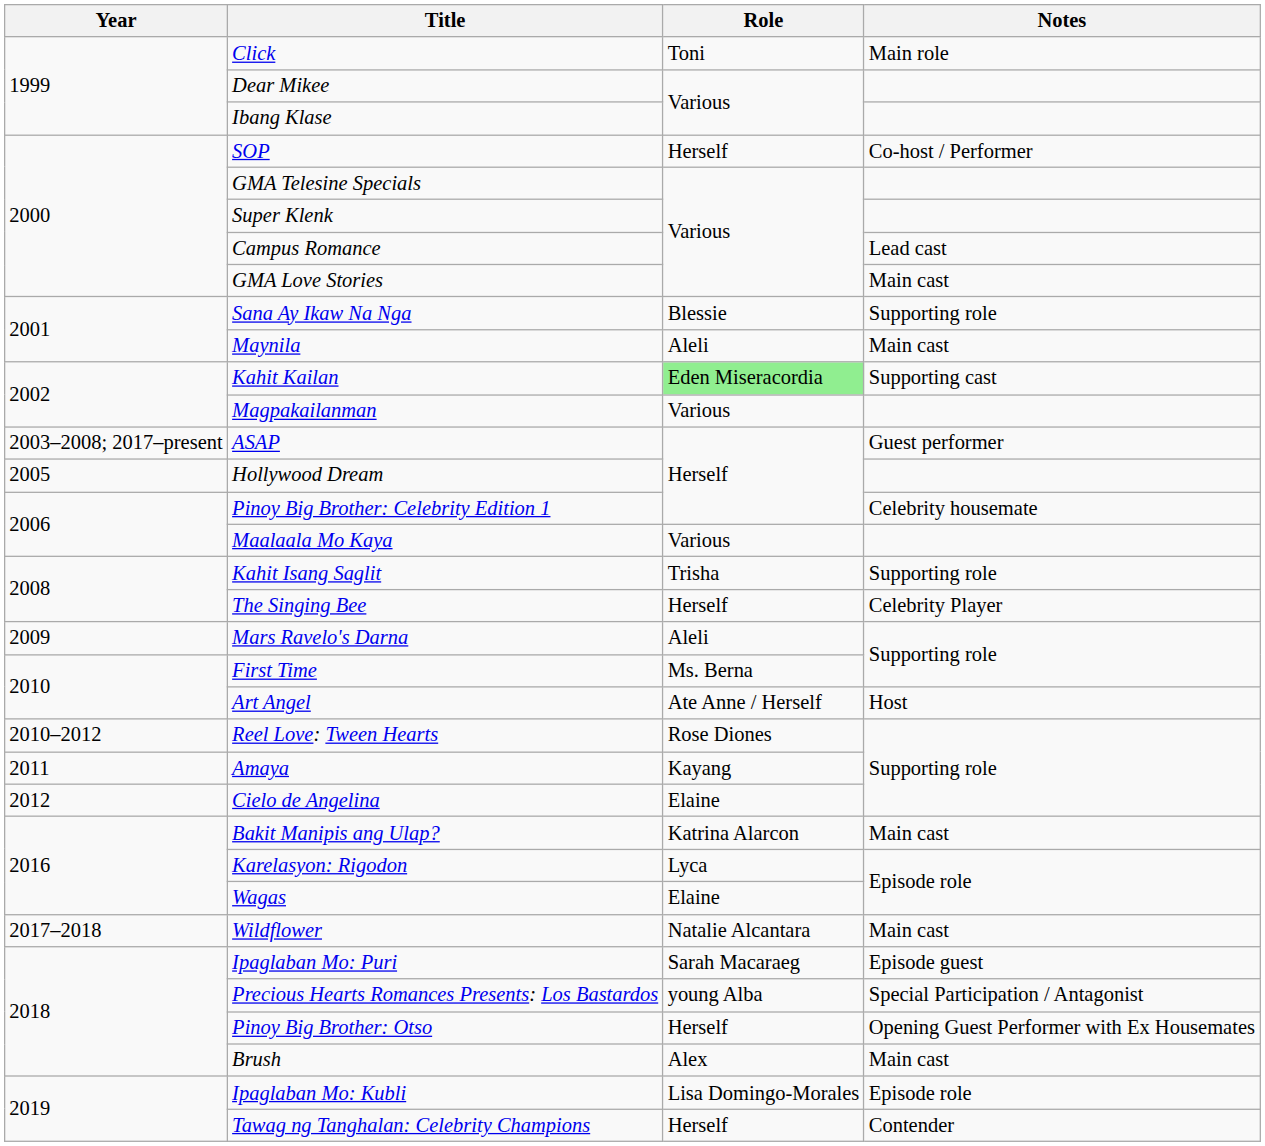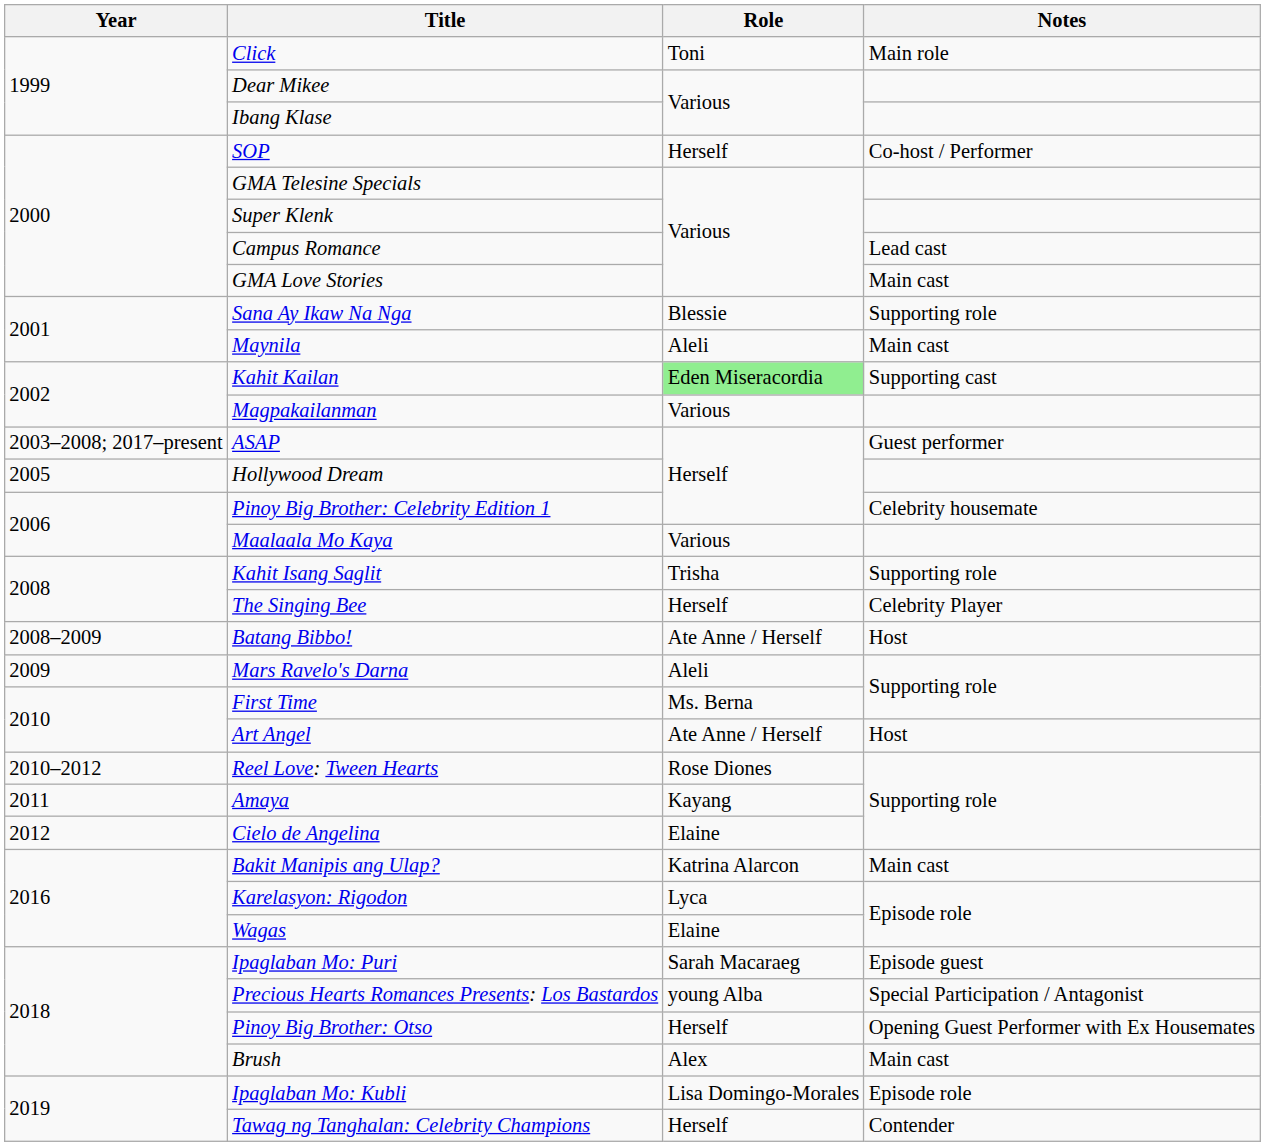+ row: (292, 637)
- row: (277, 930)
